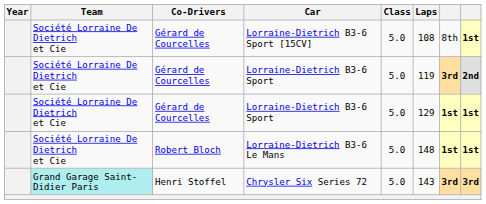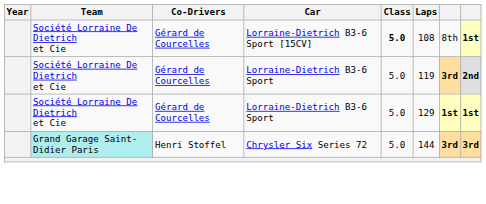(397, 38) normal -> (397, 38) bold
- row: (188, 150)
(426, 181) 143 -> (426, 144) 144
